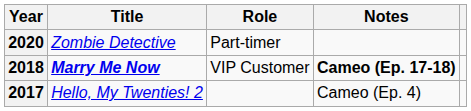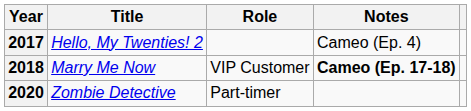rows swapped: (26, 93) <-> (26, 42)
(105, 67) bold -> (103, 67) normal
